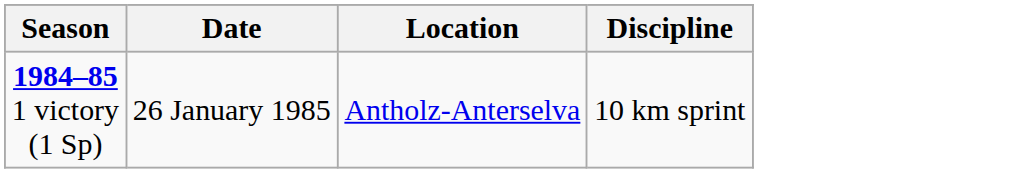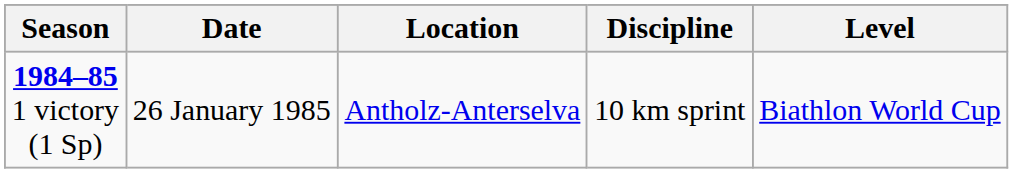+ column: (880, 28)
